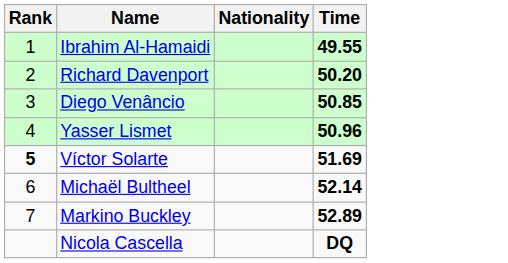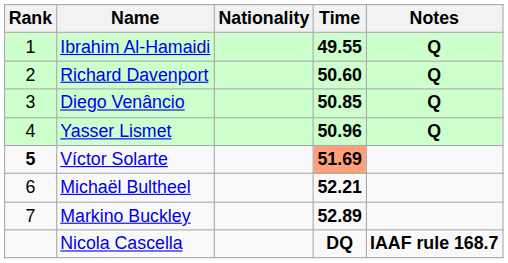+ column: (434, 18)
(340, 74) 50.20 -> (340, 74) 50.60
(340, 159) no background -> (340, 159) lightsalmon background
(340, 187) 52.14 -> (340, 187) 52.21
